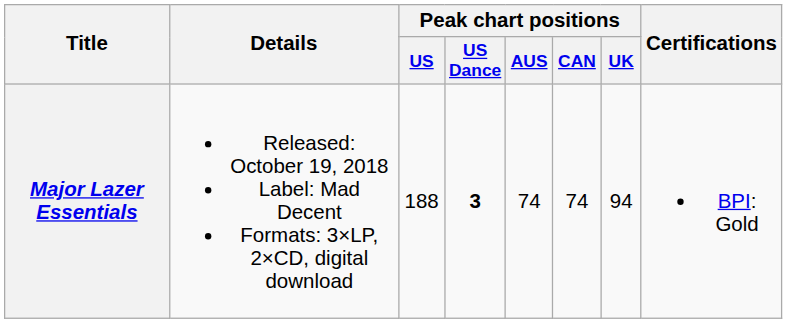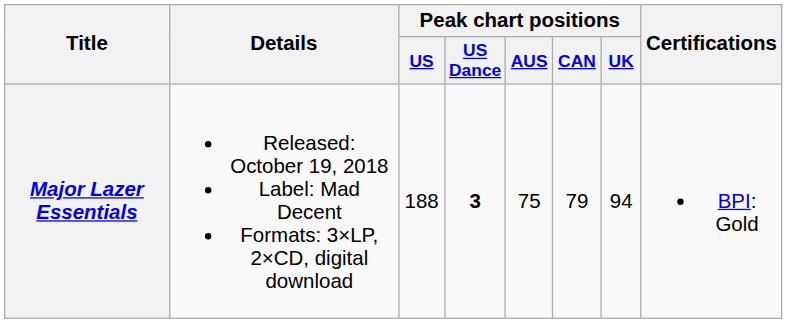(529, 200) 74 -> (529, 200) 75
(577, 200) 74 -> (577, 200) 79
